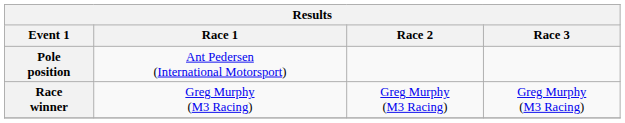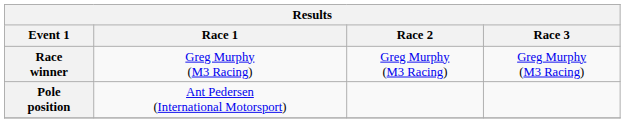rows swapped: (49, 63) <-> (49, 99)
